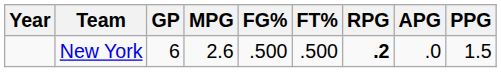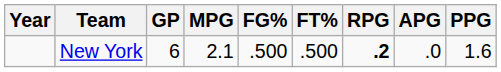(220, 51) 2.6 -> (220, 51) 2.1
(478, 51) 1.5 -> (478, 51) 1.6
